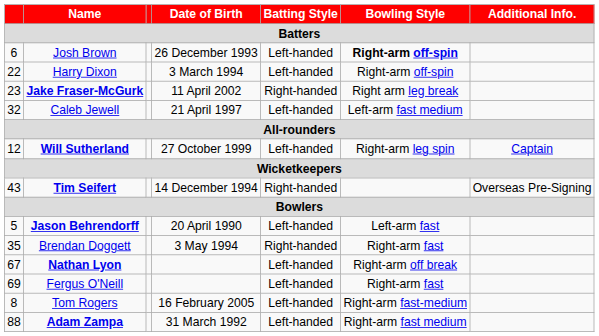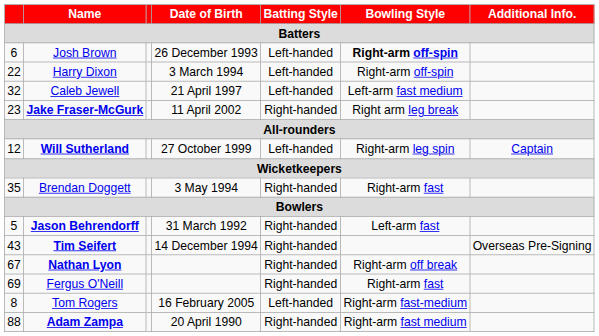rows swapped: (85, 91) <-> (85, 110)
rows swapped: (85, 187) <-> (85, 245)
(206, 226) 20 April 1990 -> (206, 226) 31 March 1992
(301, 226) Left-handed -> (301, 226) Right-handed
(301, 264) Left-handed -> (301, 264) Right-handed
(301, 284) Left-handed -> (301, 284) Right-handed
(206, 322) 31 March 1992 -> (206, 322) 20 April 1990
(301, 322) Left-handed -> (301, 322) Right-handed
